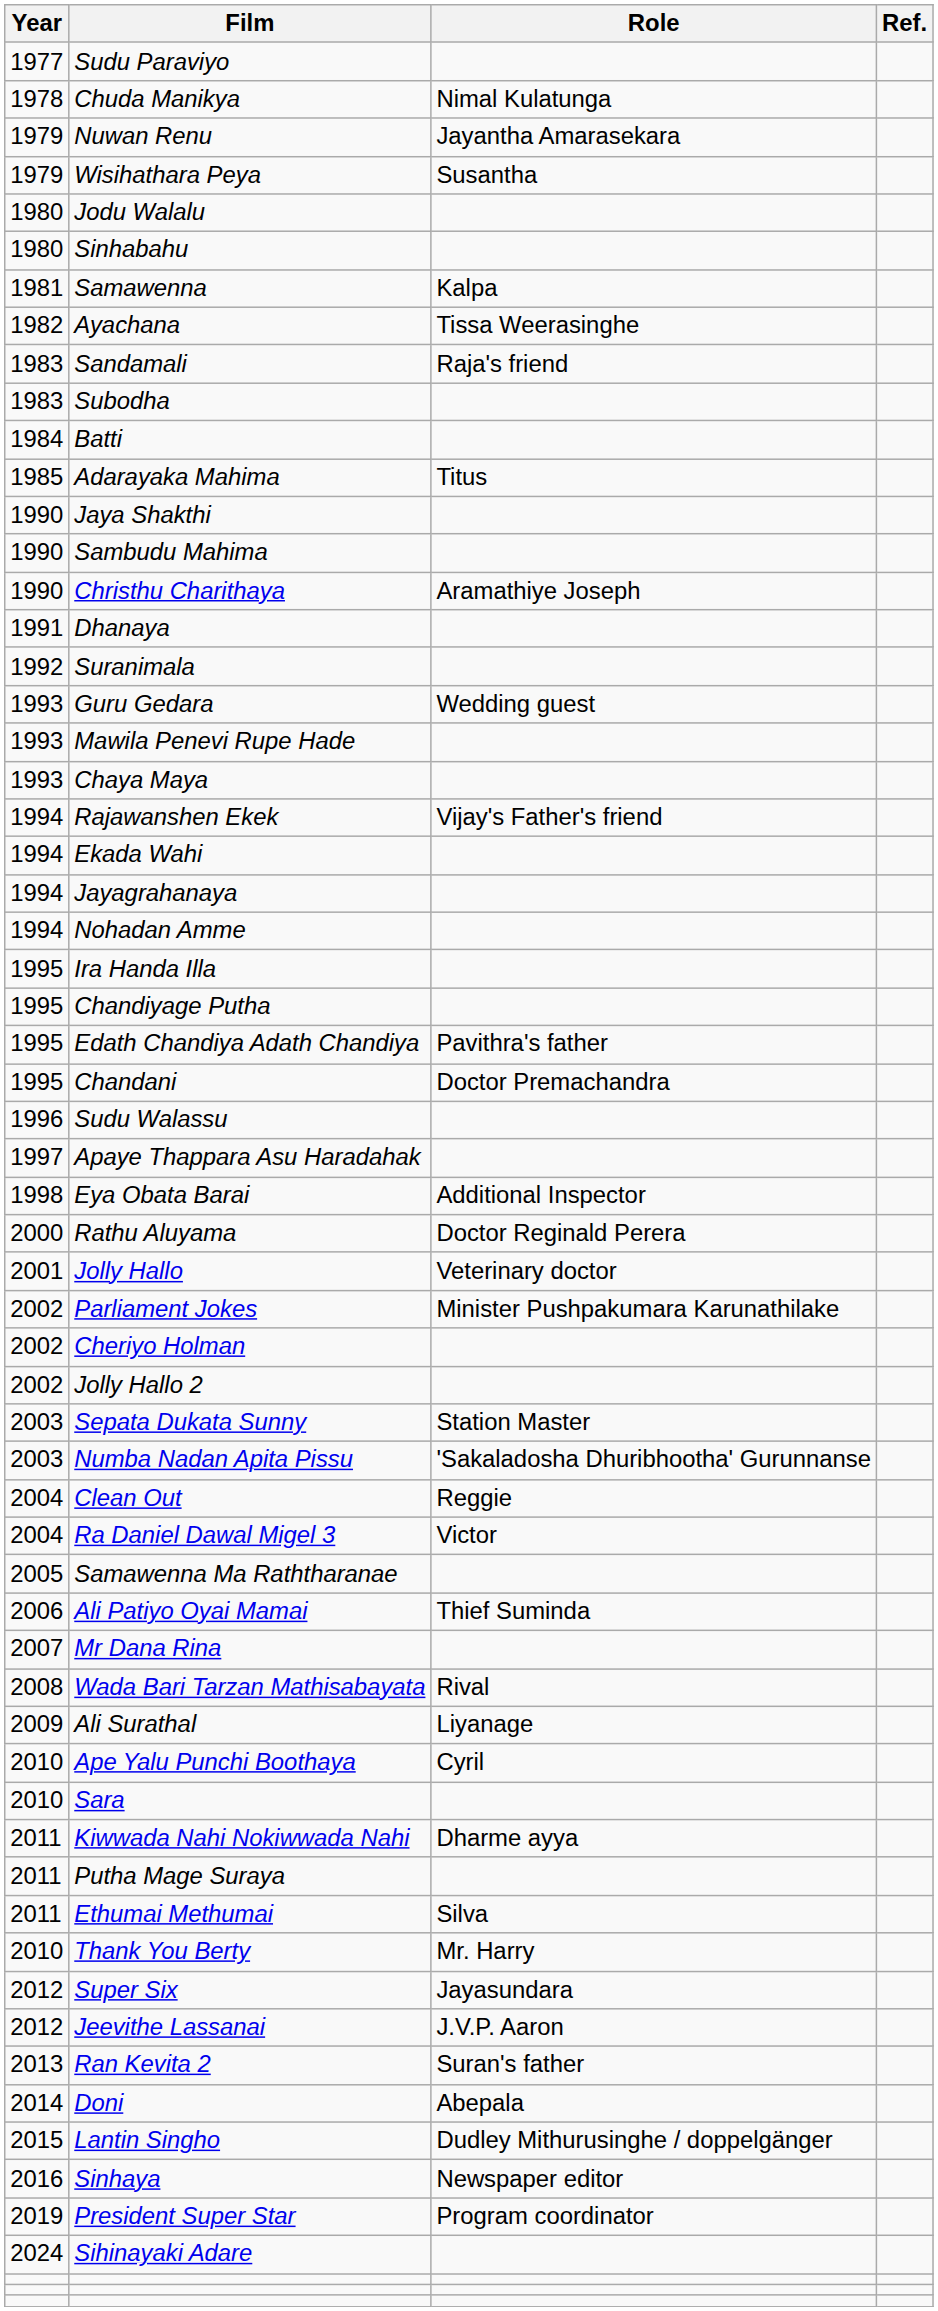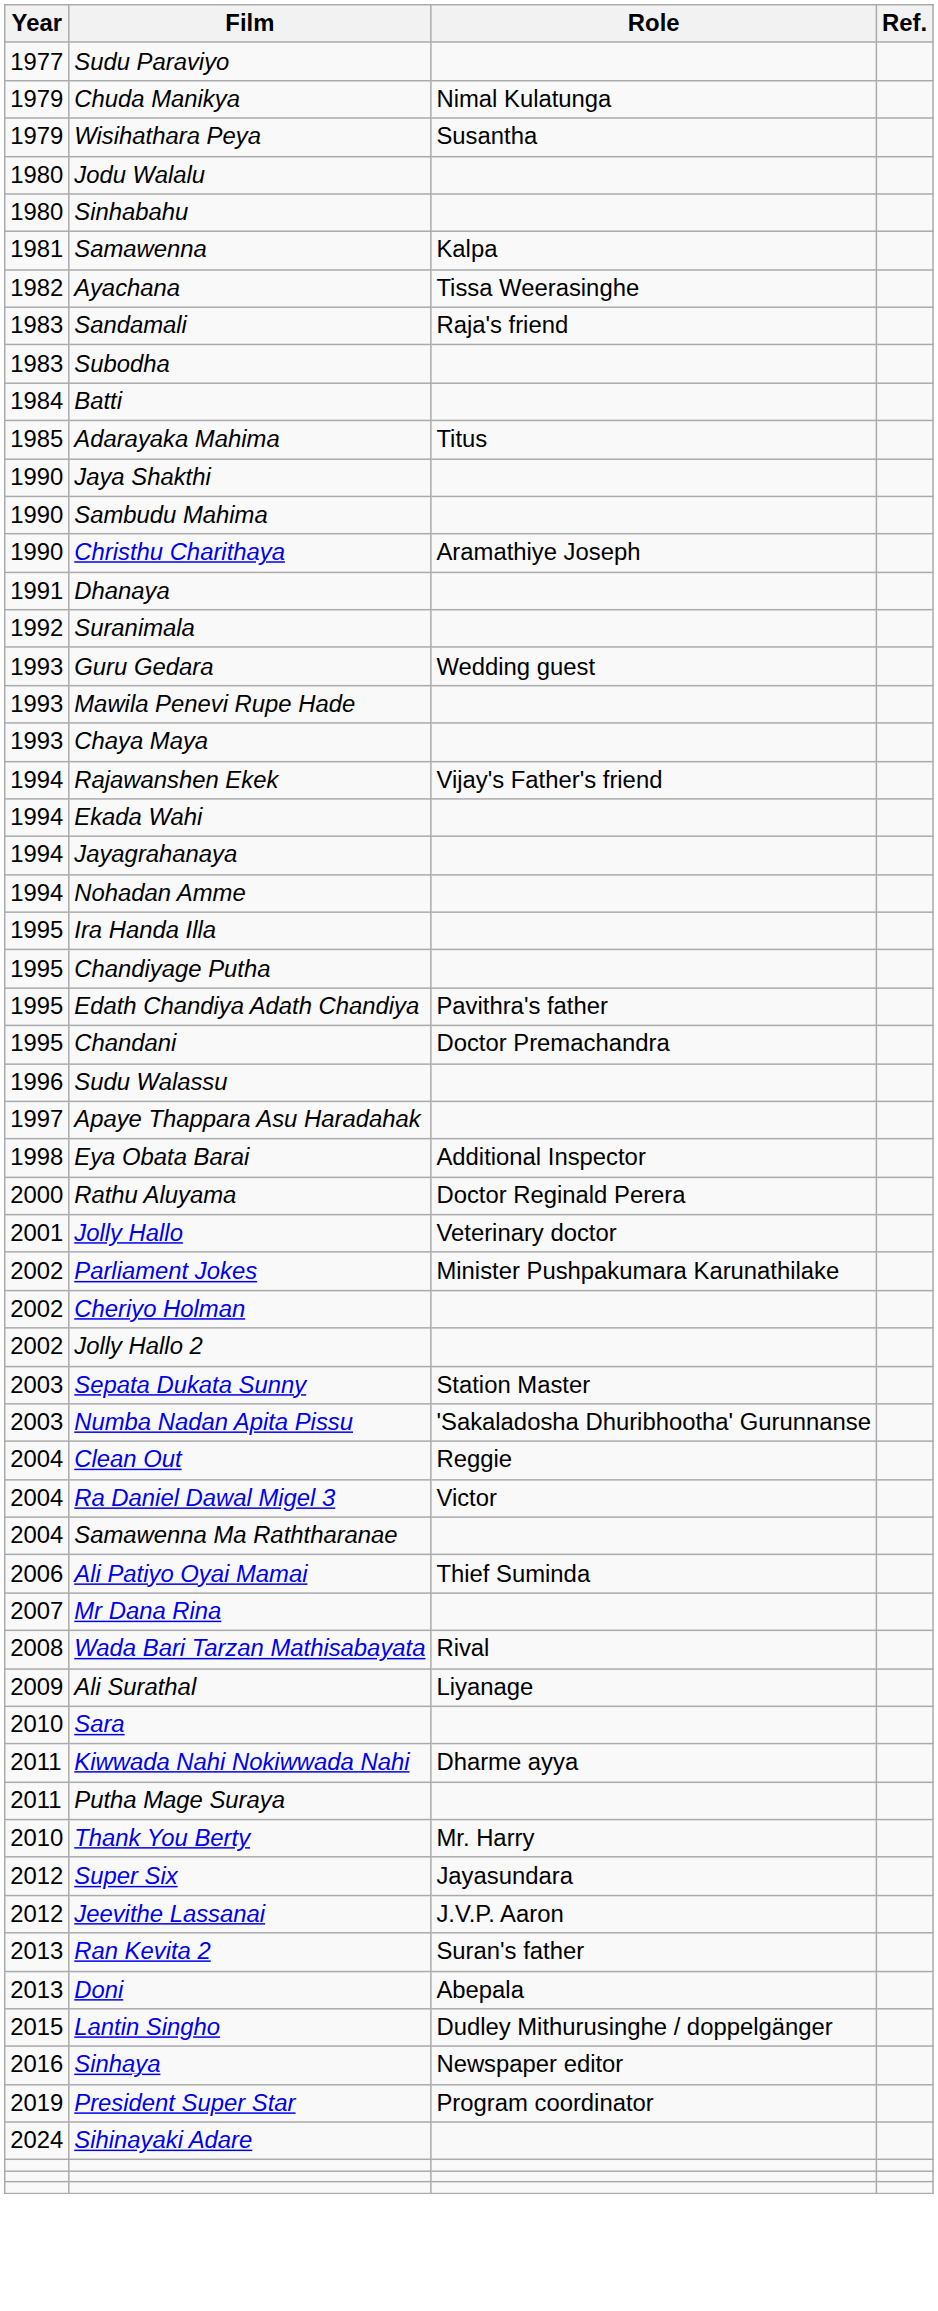(37, 99) 1978 -> (37, 99) 1979
- row: (143, 136)
(37, 1573) 2005 -> (37, 1535) 2004
- row: (215, 1762)
- row: (174, 1913)
(37, 2102) 2014 -> (37, 1989) 2013
